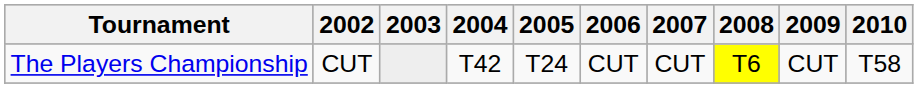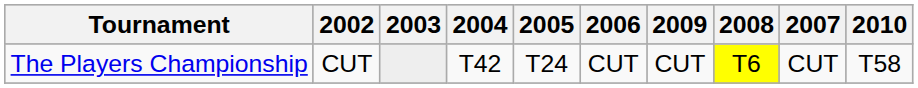columns swapped: (680, 25) <-> (813, 25)
